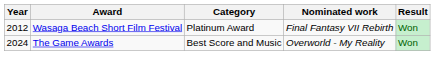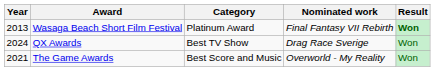(17, 27) 2012 -> (17, 27) 2013
(408, 27) normal -> (408, 27) bold
+ row: (57, 43)
(17, 43) 2024 -> (17, 58) 2021
